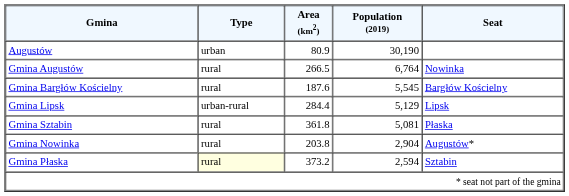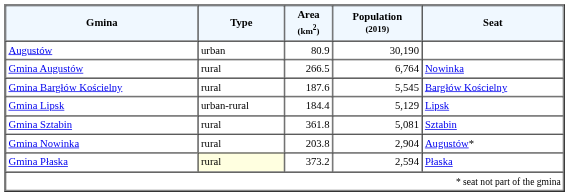(318, 106) 284.4 -> (318, 106) 184.4
(439, 124) Płaska -> (441, 124) Sztabin
(441, 162) Sztabin -> (439, 162) Płaska
